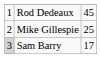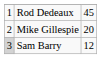(89, 29) 25 -> (89, 29) 20
(89, 45) 17 -> (89, 45) 12
